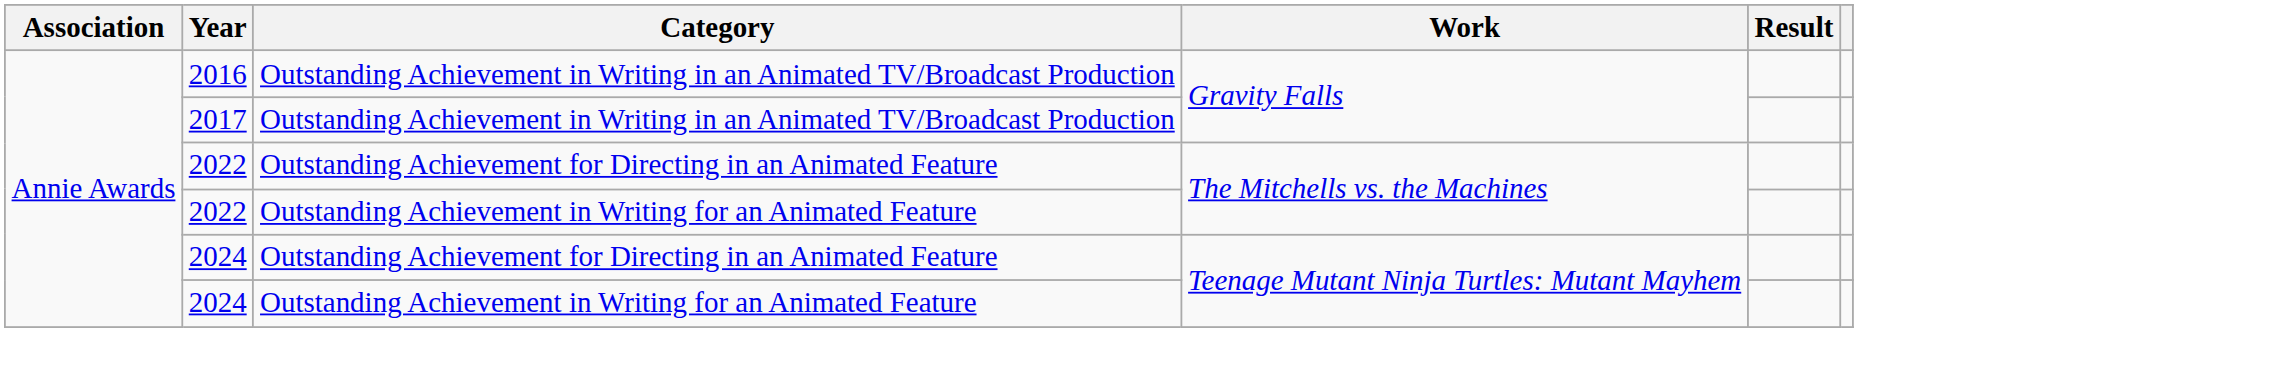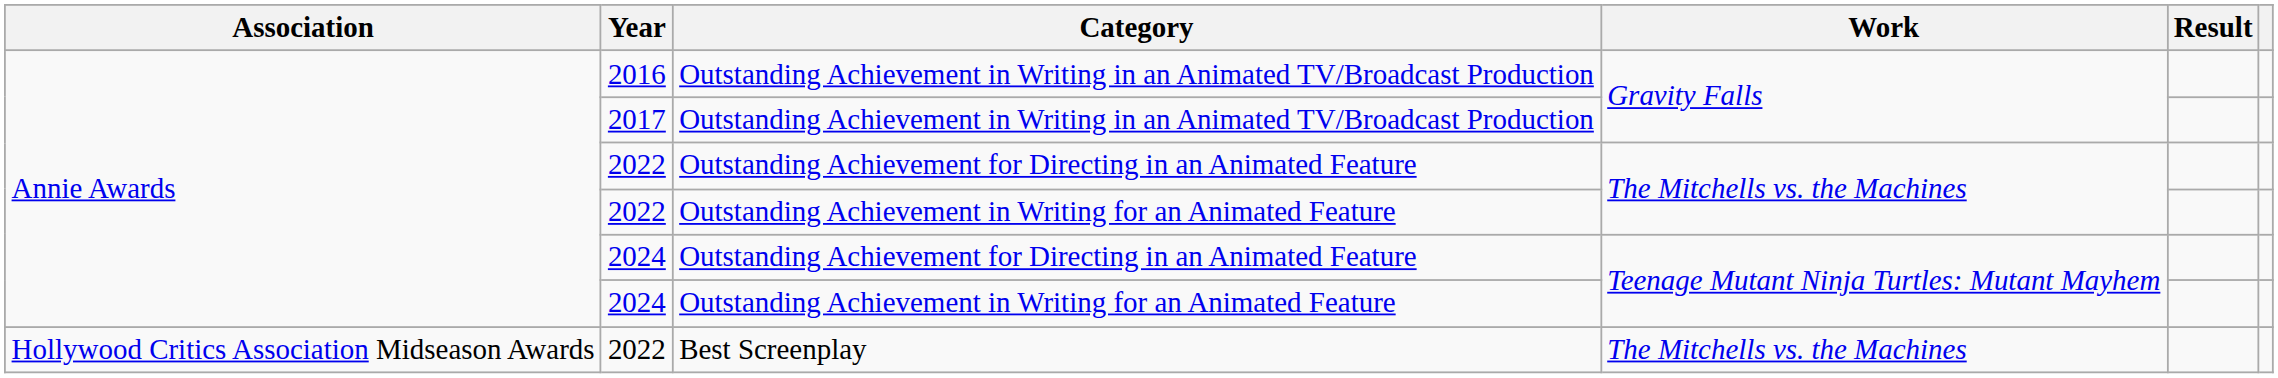+ row: (637, 348)
